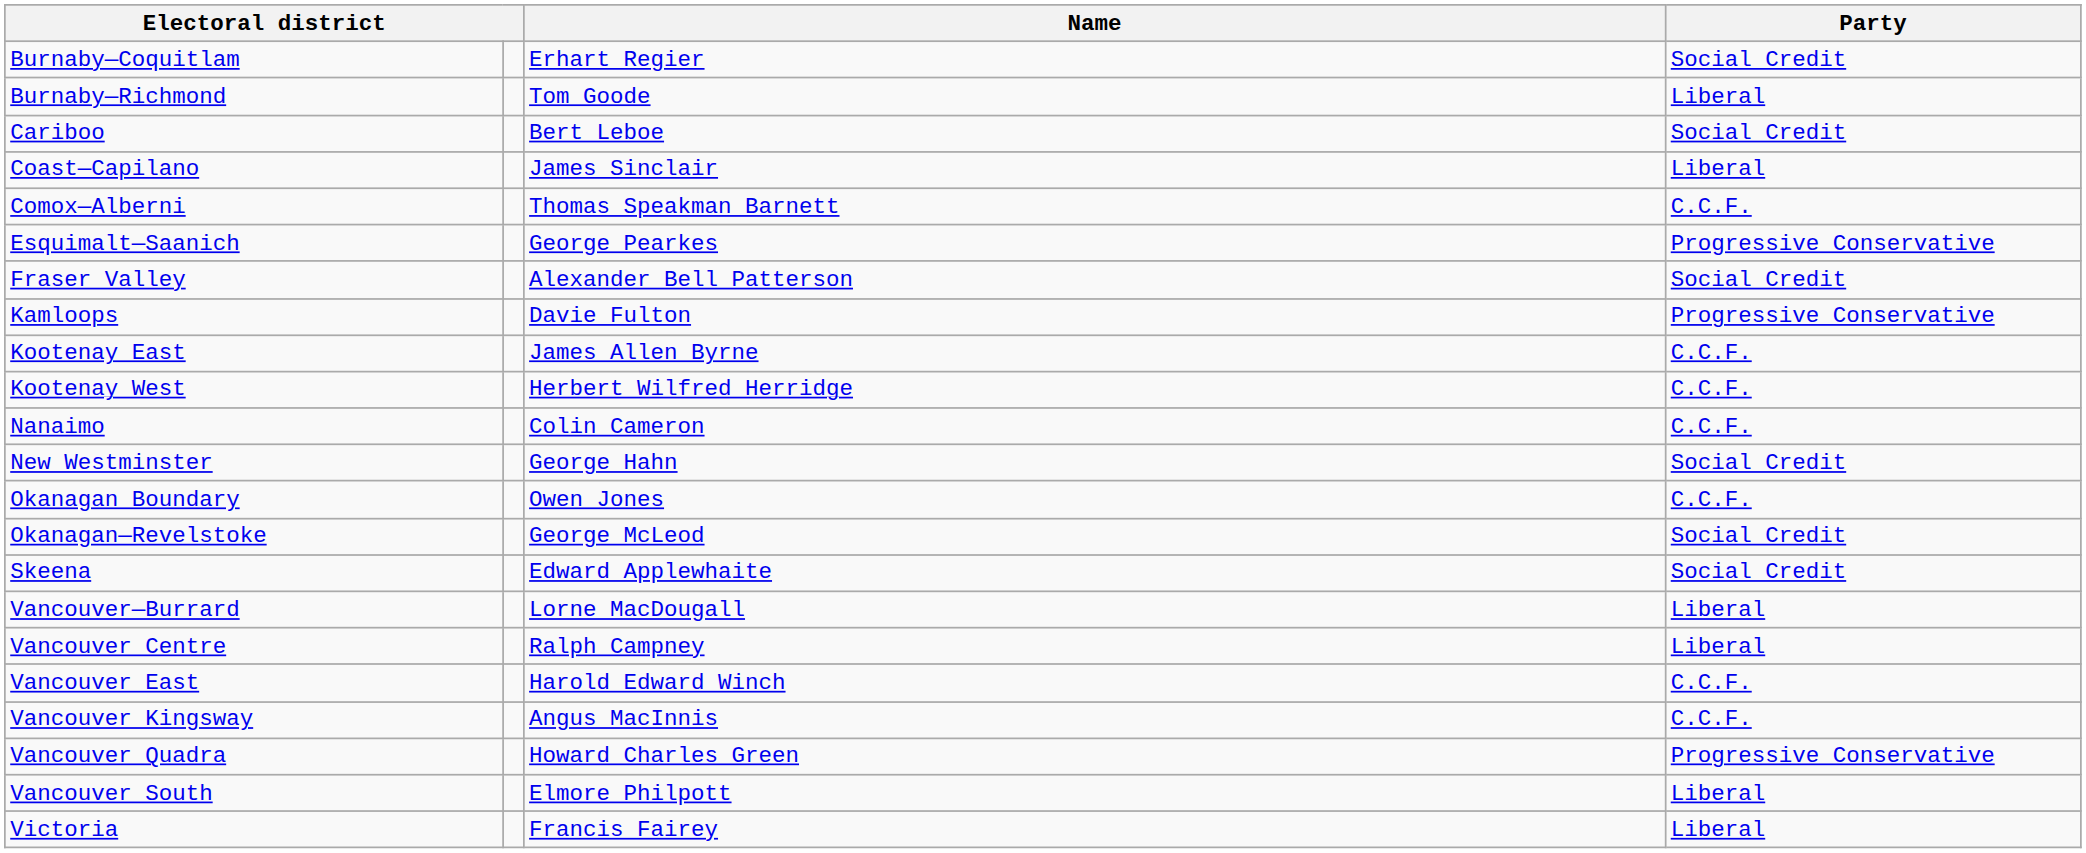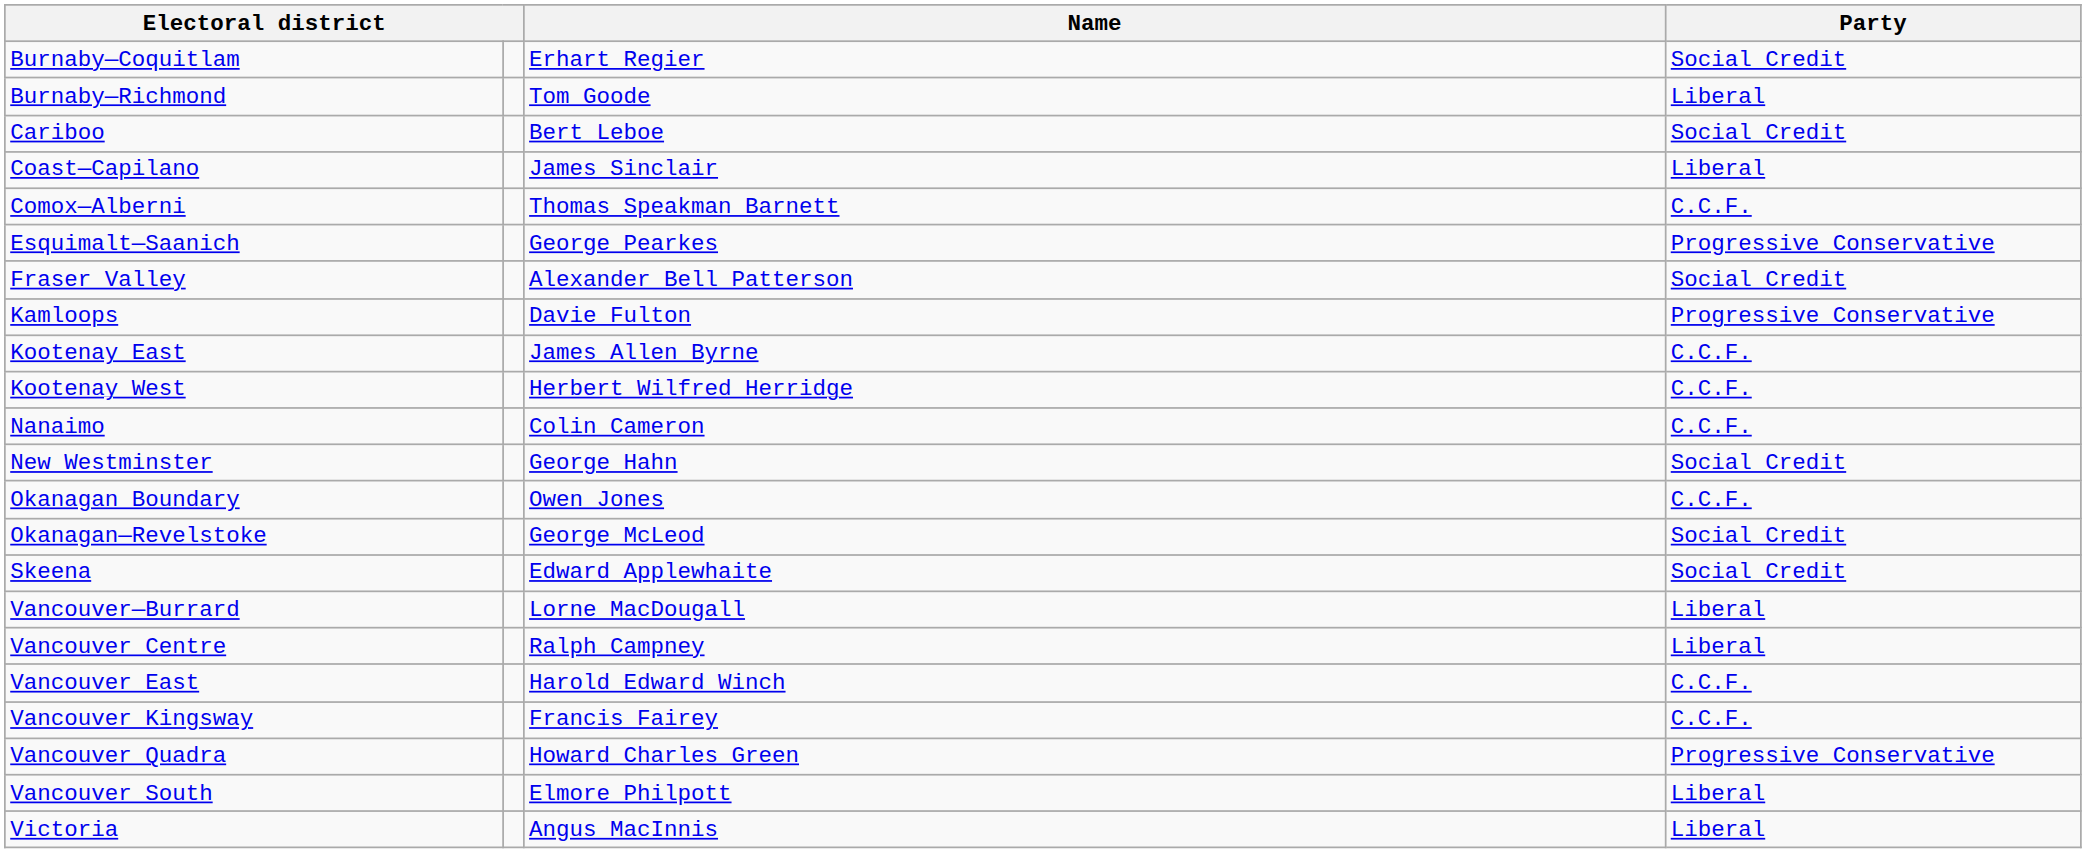(624, 720) Angus MacInnis -> (624, 720) Francis Fairey
(624, 830) Francis Fairey -> (624, 830) Angus MacInnis
